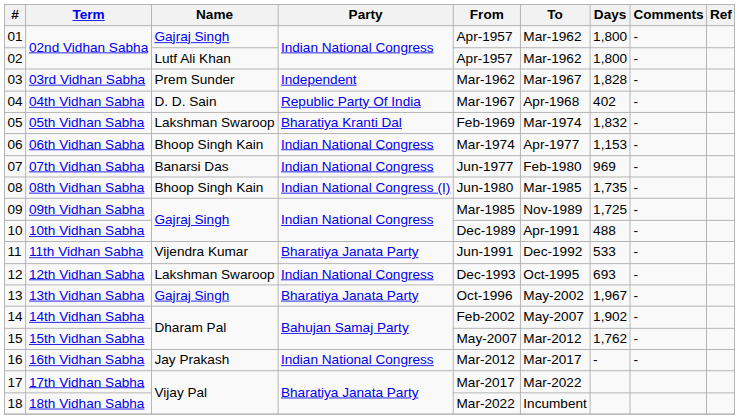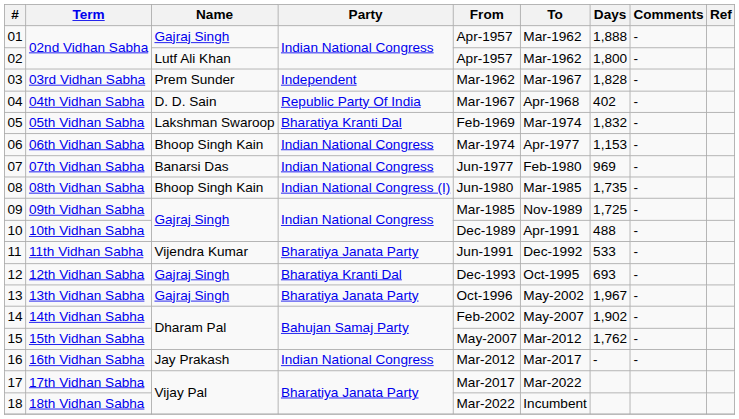(610, 36) 1,800 -> (610, 36) 1,888
(215, 274) Lakshman Swaroop -> (192, 274) Gajraj Singh
(357, 274) Indian National Congress -> (341, 274) Bharatiya Kranti Dal
